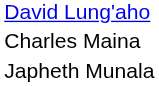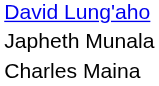rows swapped: (79, 70) <-> (72, 41)
